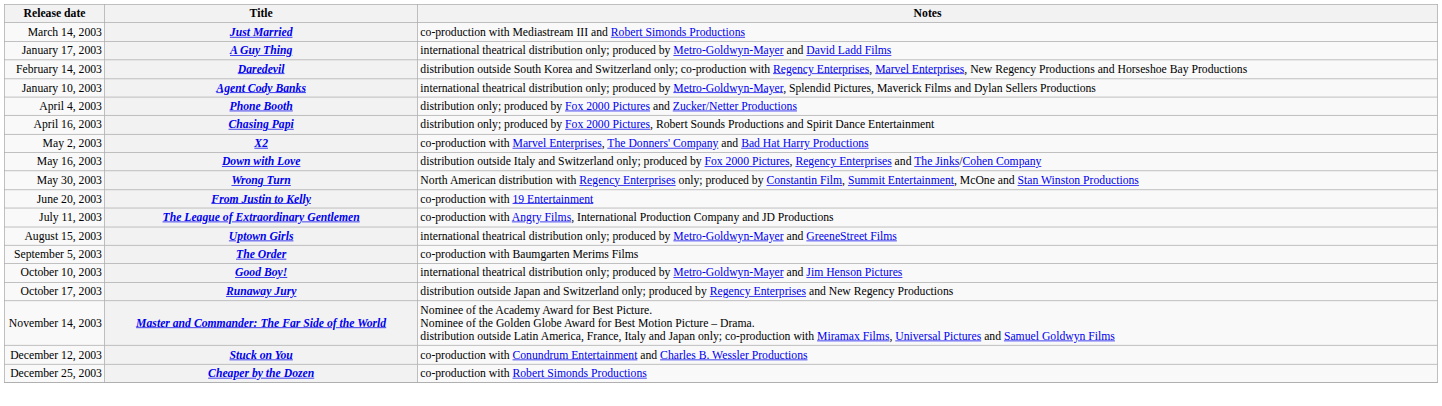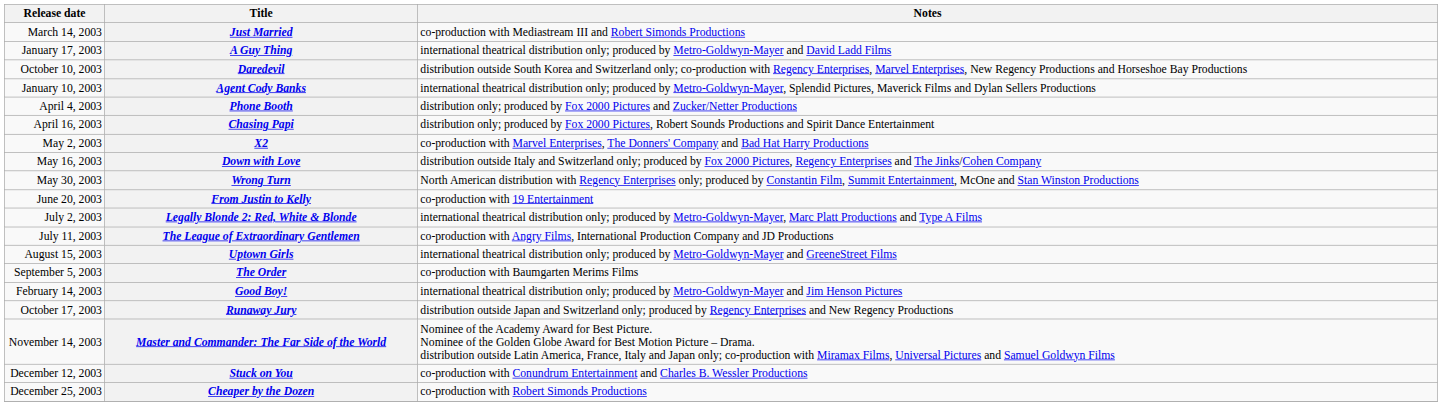(59, 69) February 14, 2003 -> (61, 69) October 10, 2003
+ row: (261, 217)
(61, 273) October 10, 2003 -> (59, 291) February 14, 2003
